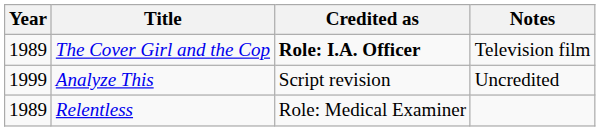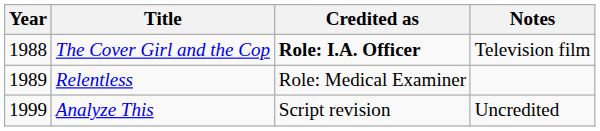(28, 49) 1989 -> (28, 49) 1988
rows swapped: (94, 110) <-> (105, 79)
